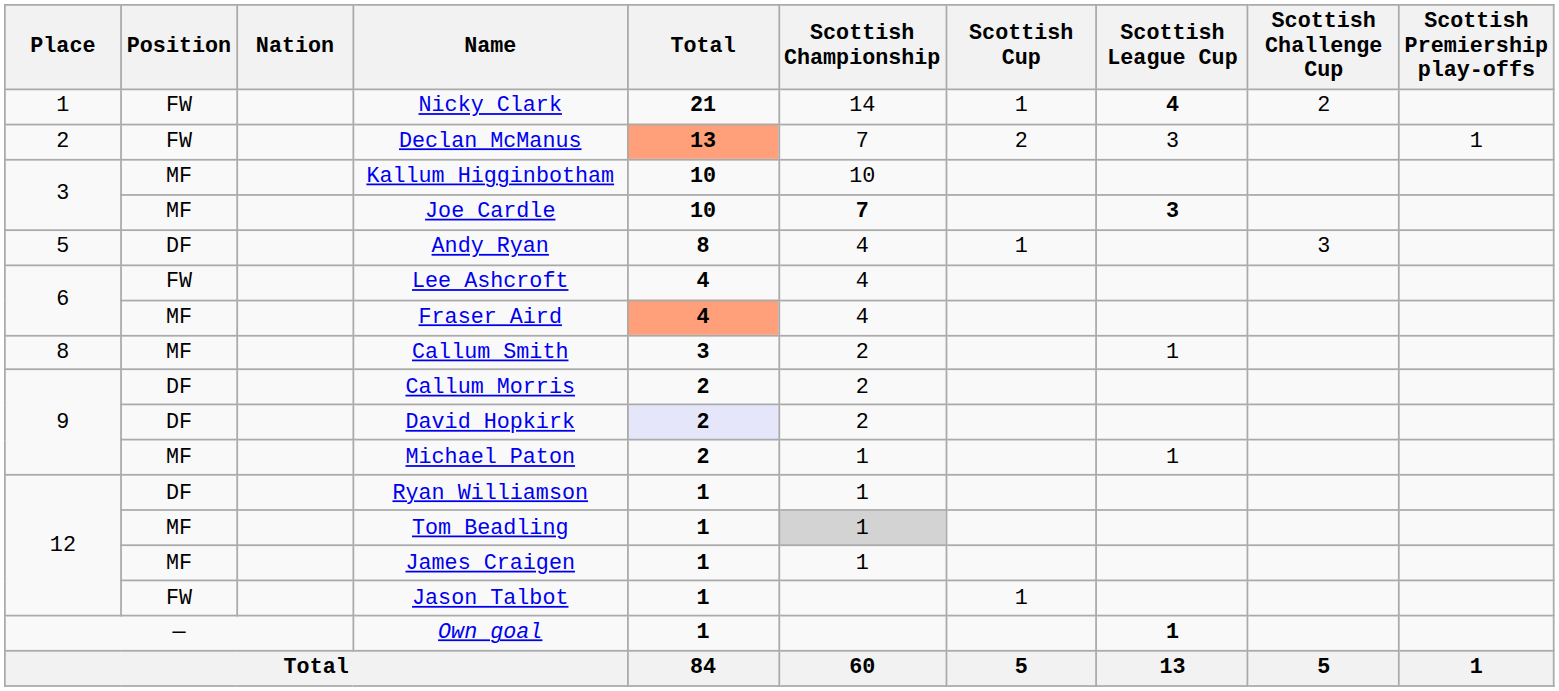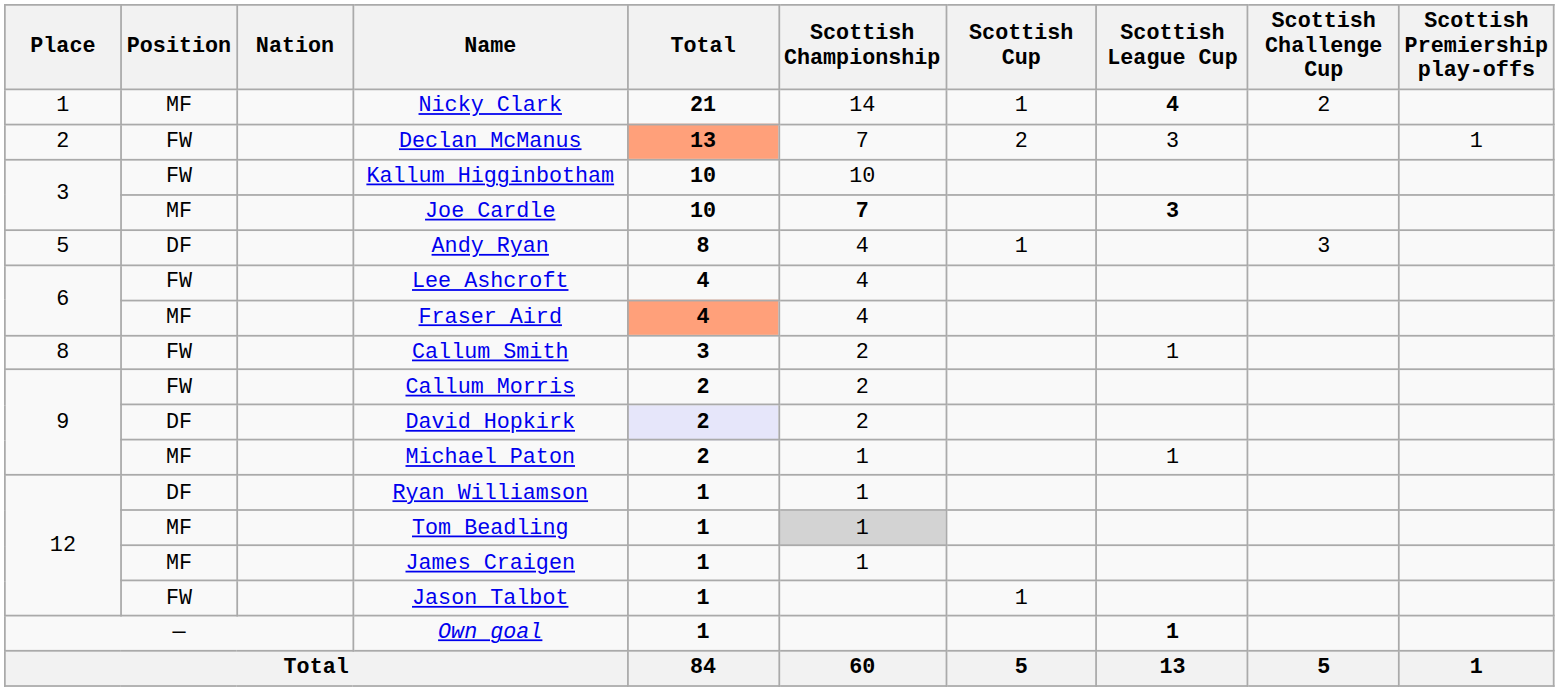(179, 107) FW -> (179, 107) MF
(179, 177) MF -> (179, 177) FW
(179, 353) MF -> (179, 353) FW
(179, 388) DF -> (179, 388) FW
